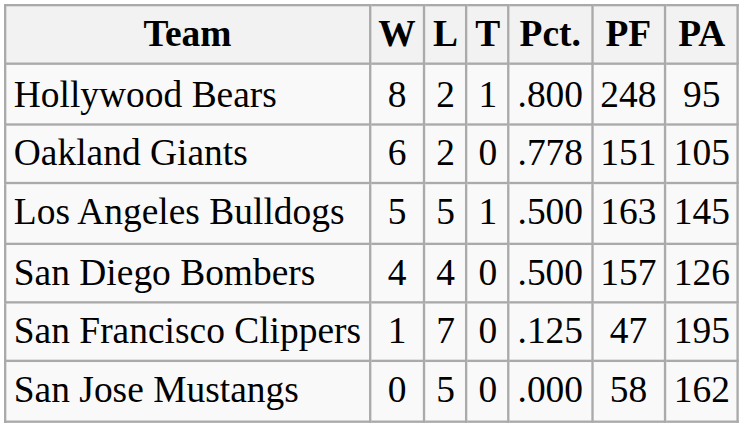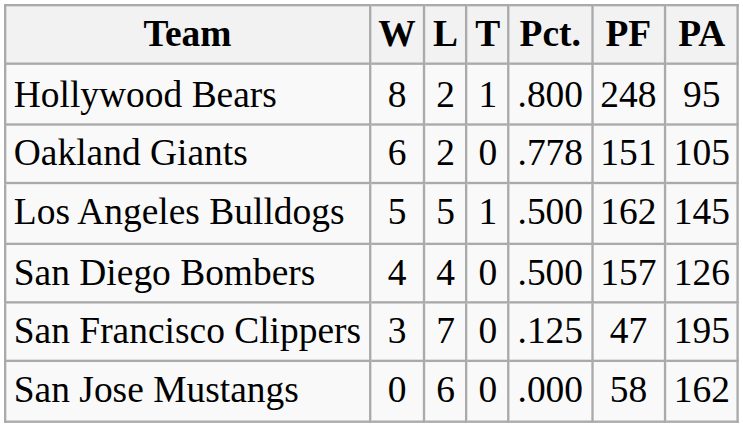(628, 212) 163 -> (628, 212) 162
(397, 331) 1 -> (397, 331) 3
(446, 390) 5 -> (446, 390) 6
